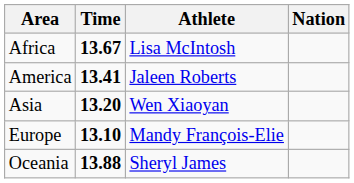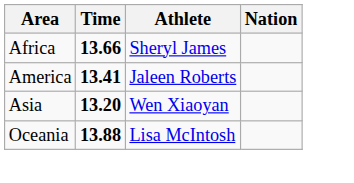(100, 47) 13.67 -> (100, 47) 13.66
(182, 47) Lisa McIntosh -> (178, 47) Sheryl James
- row: (35, 134)
(178, 163) Sheryl James -> (182, 134) Lisa McIntosh
